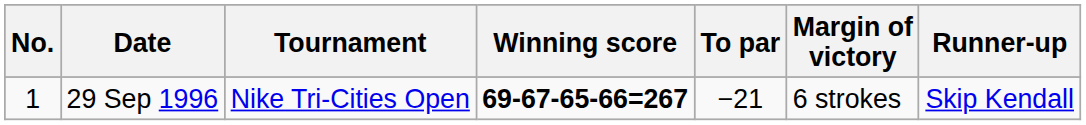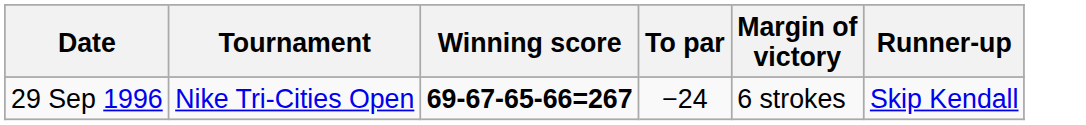- column: (33, 41)
(740, 99) −21 -> (685, 99) −24
